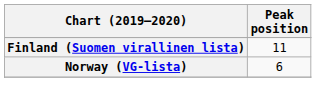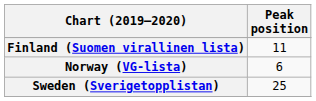+ row: (126, 86)
